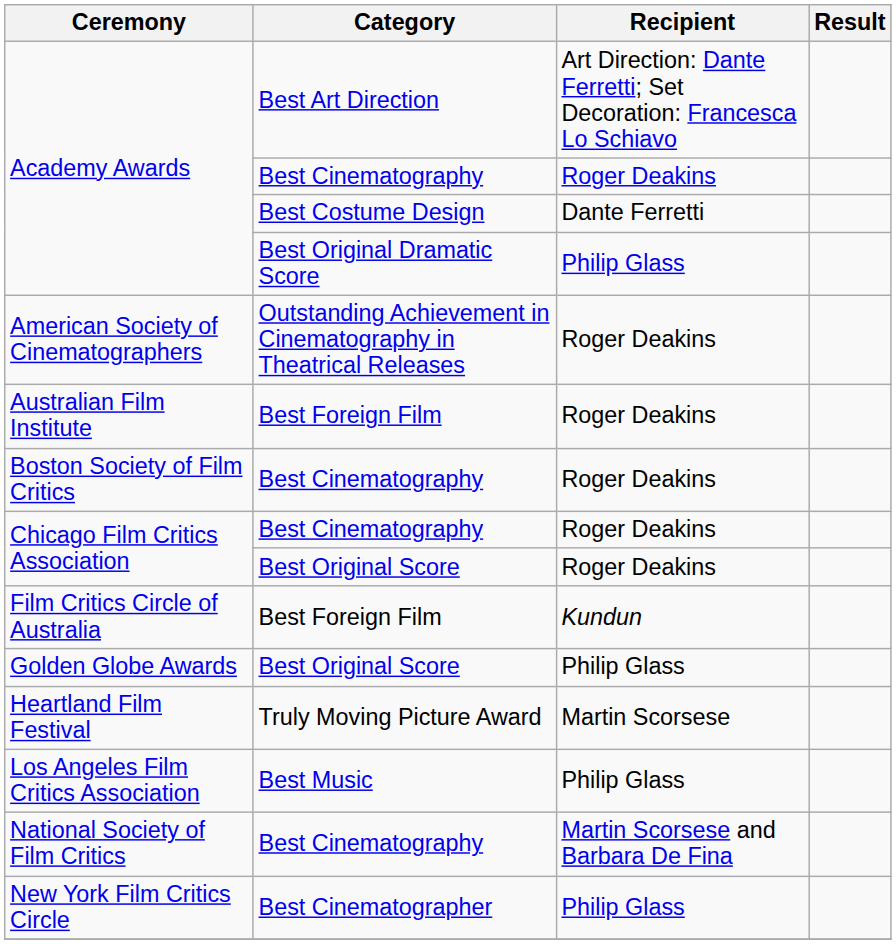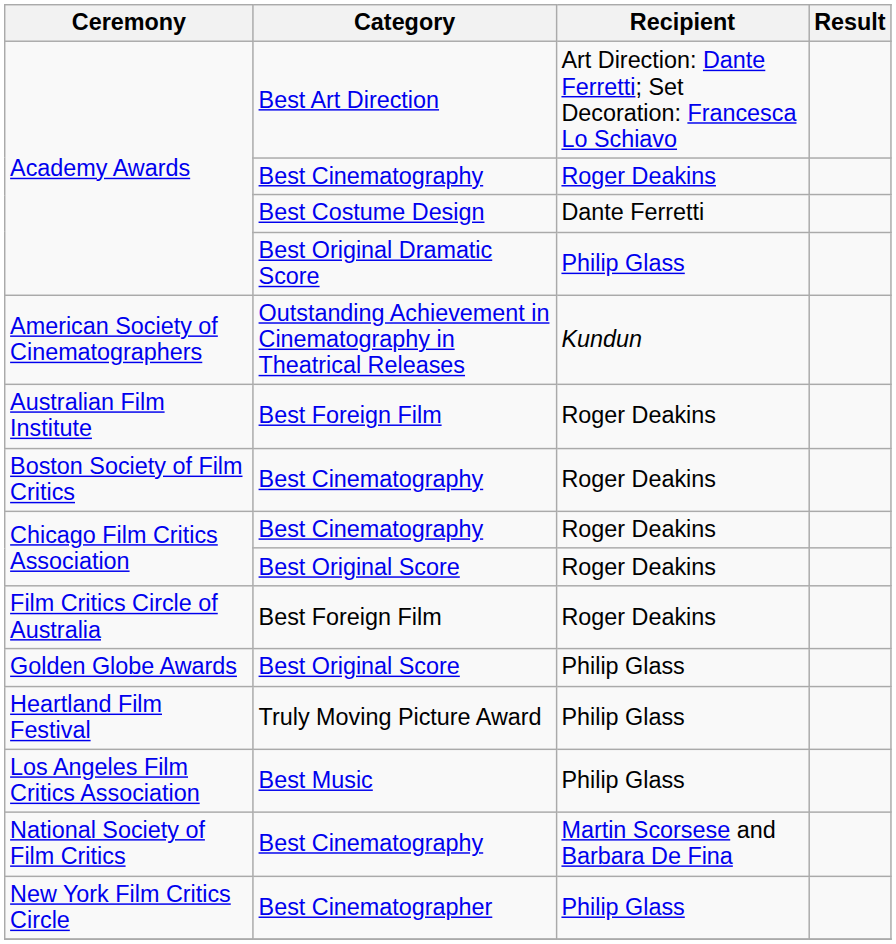(639, 339) Roger Deakins -> (602, 339) Kundun
(602, 616) Kundun -> (639, 616) Roger Deakins
(646, 717) Martin Scorsese -> (623, 717) Philip Glass
